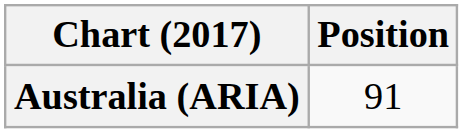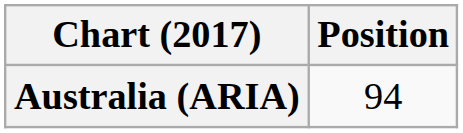(383, 95) 91 -> (383, 95) 94
